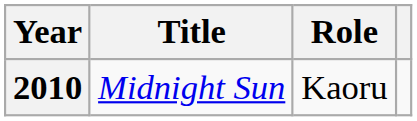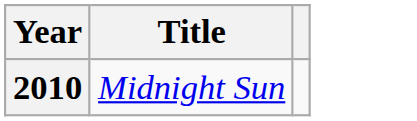- column: (344, 31)
